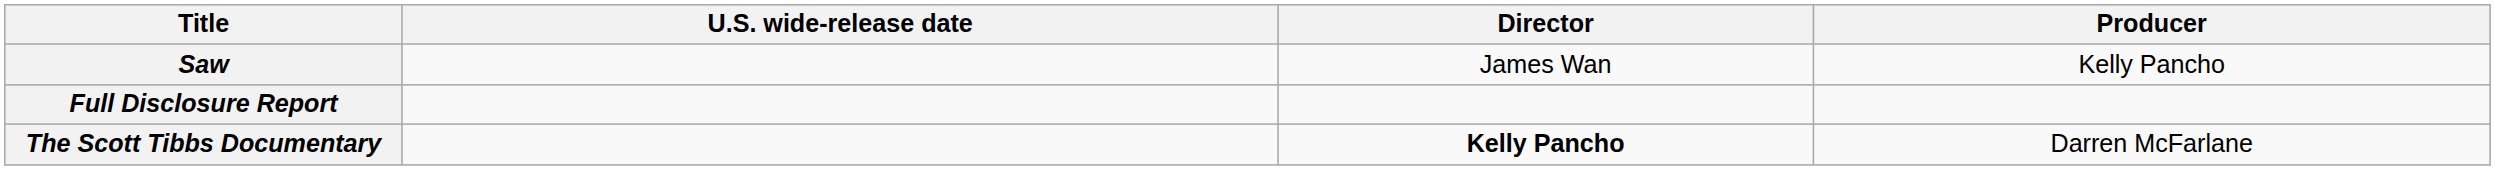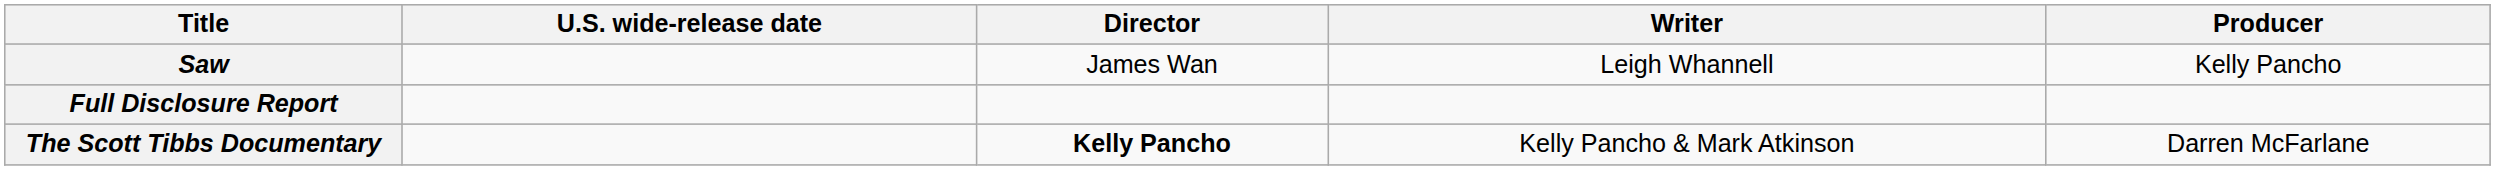+ column: (1687, 24)
